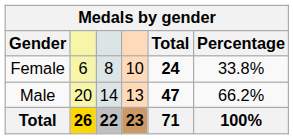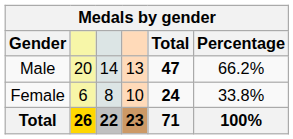rows swapped: (38, 95) <-> (38, 69)
